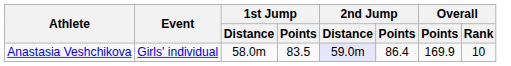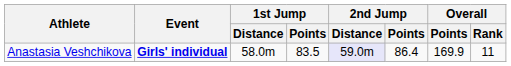(178, 53) normal -> (182, 53) bold
(479, 53) 10 -> (488, 53) 11
